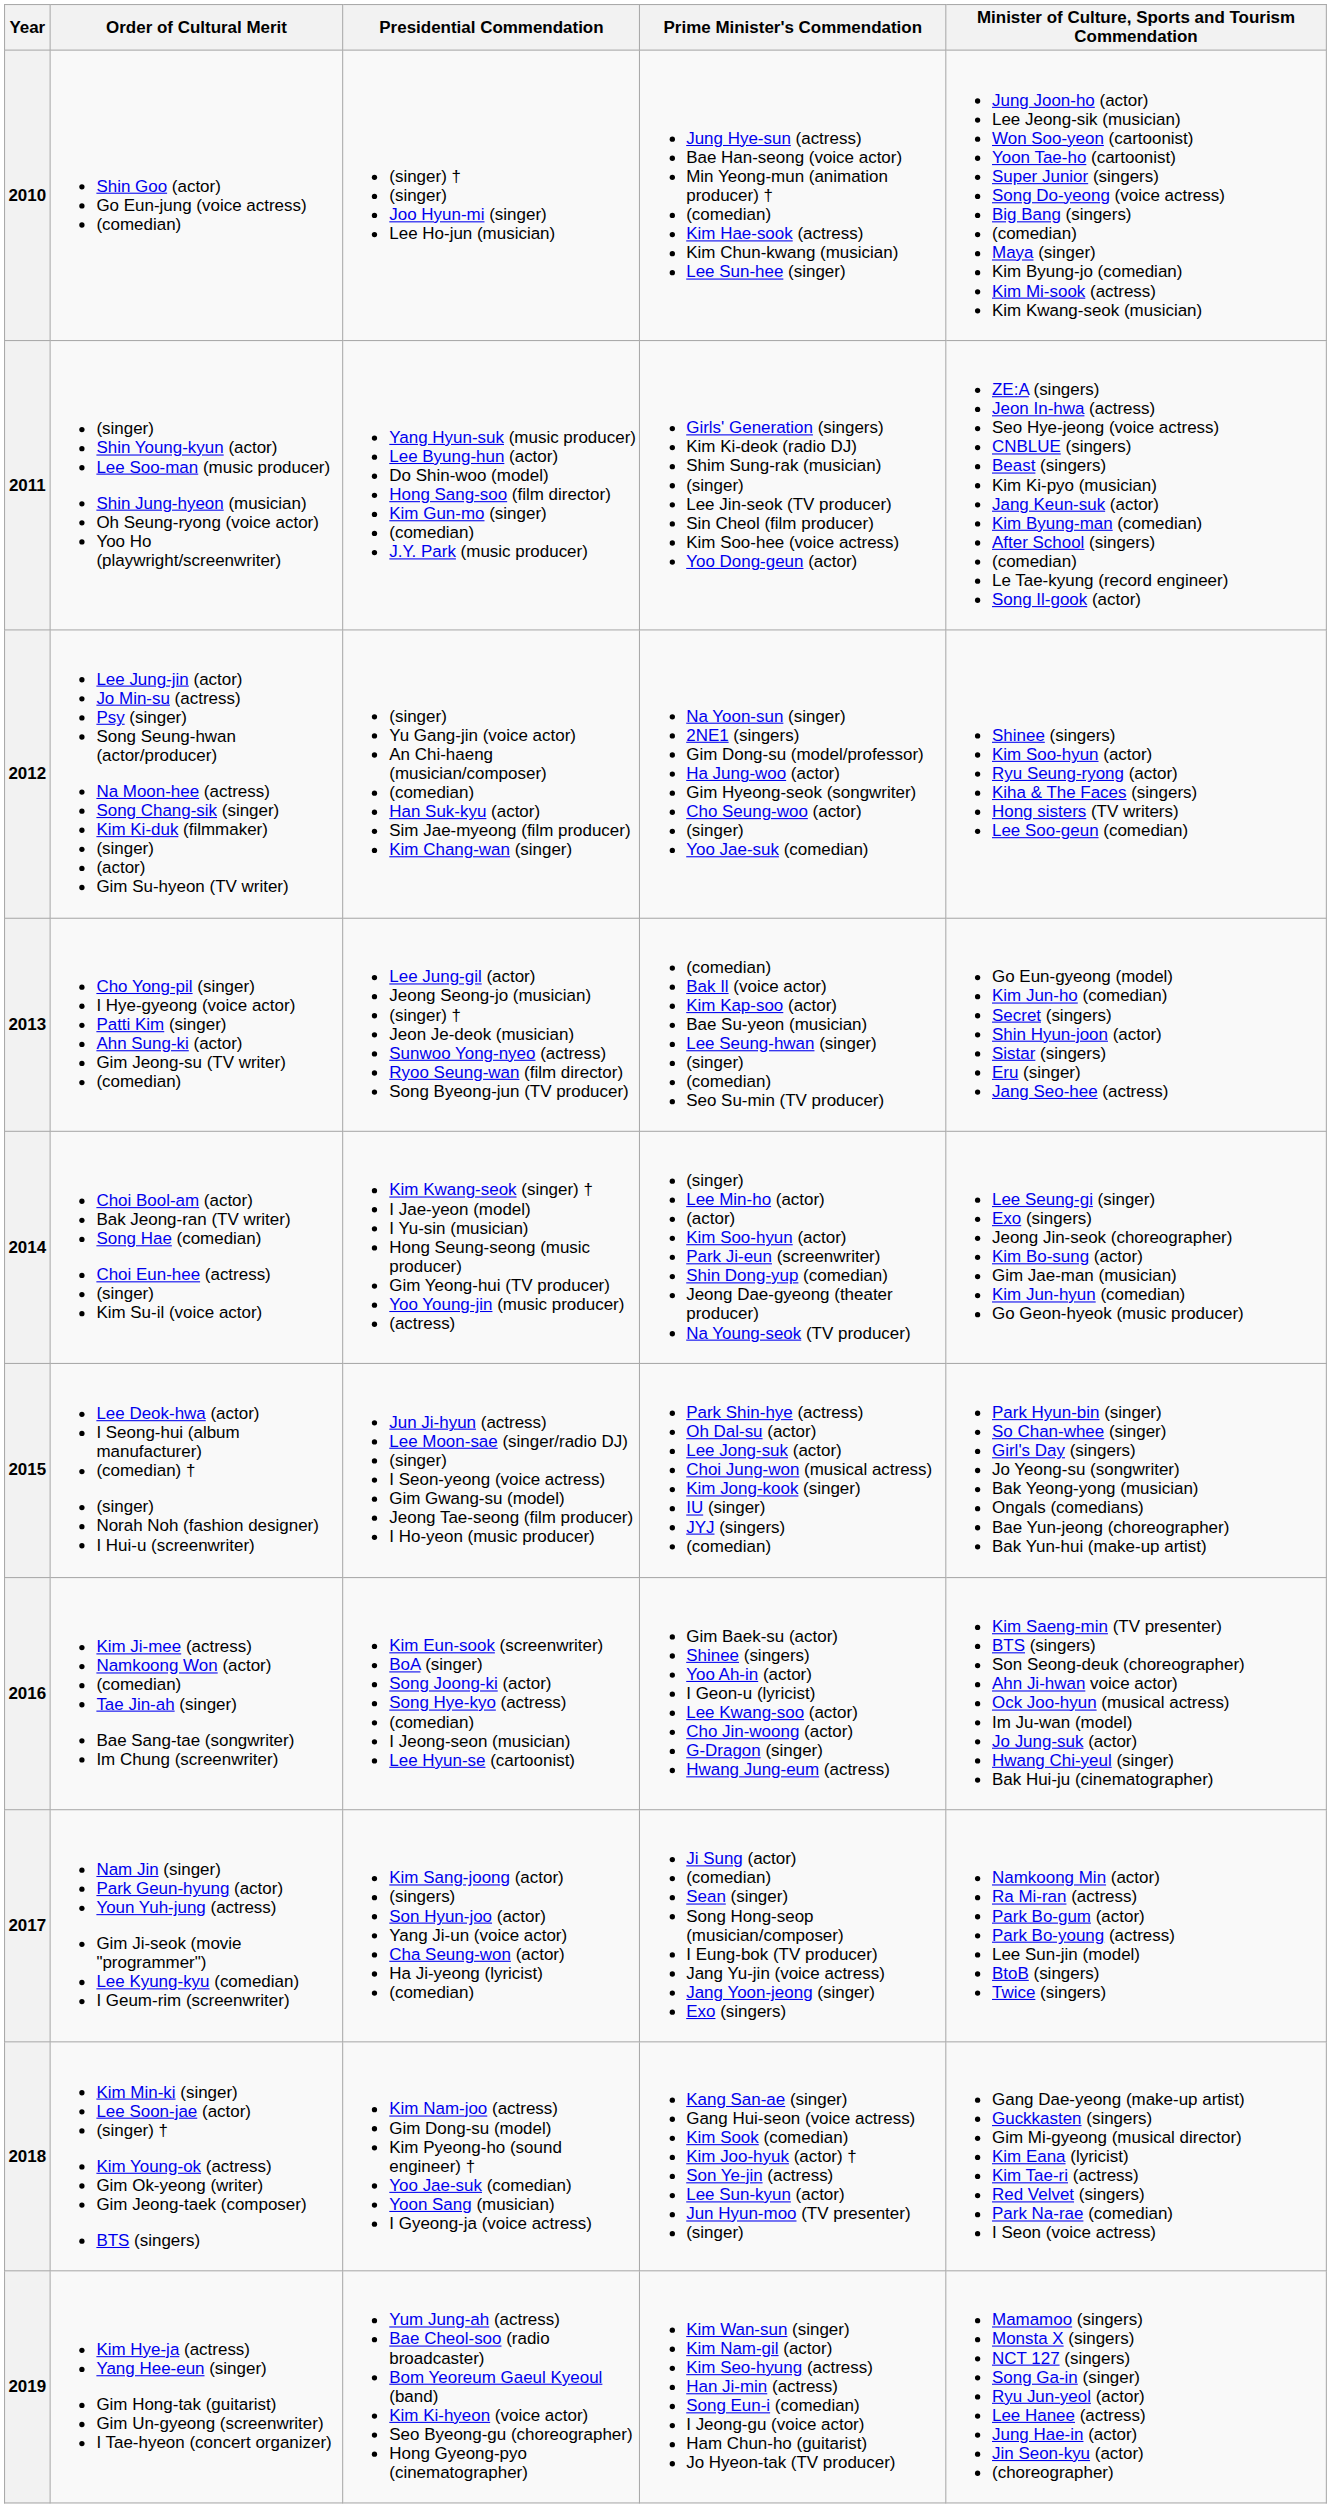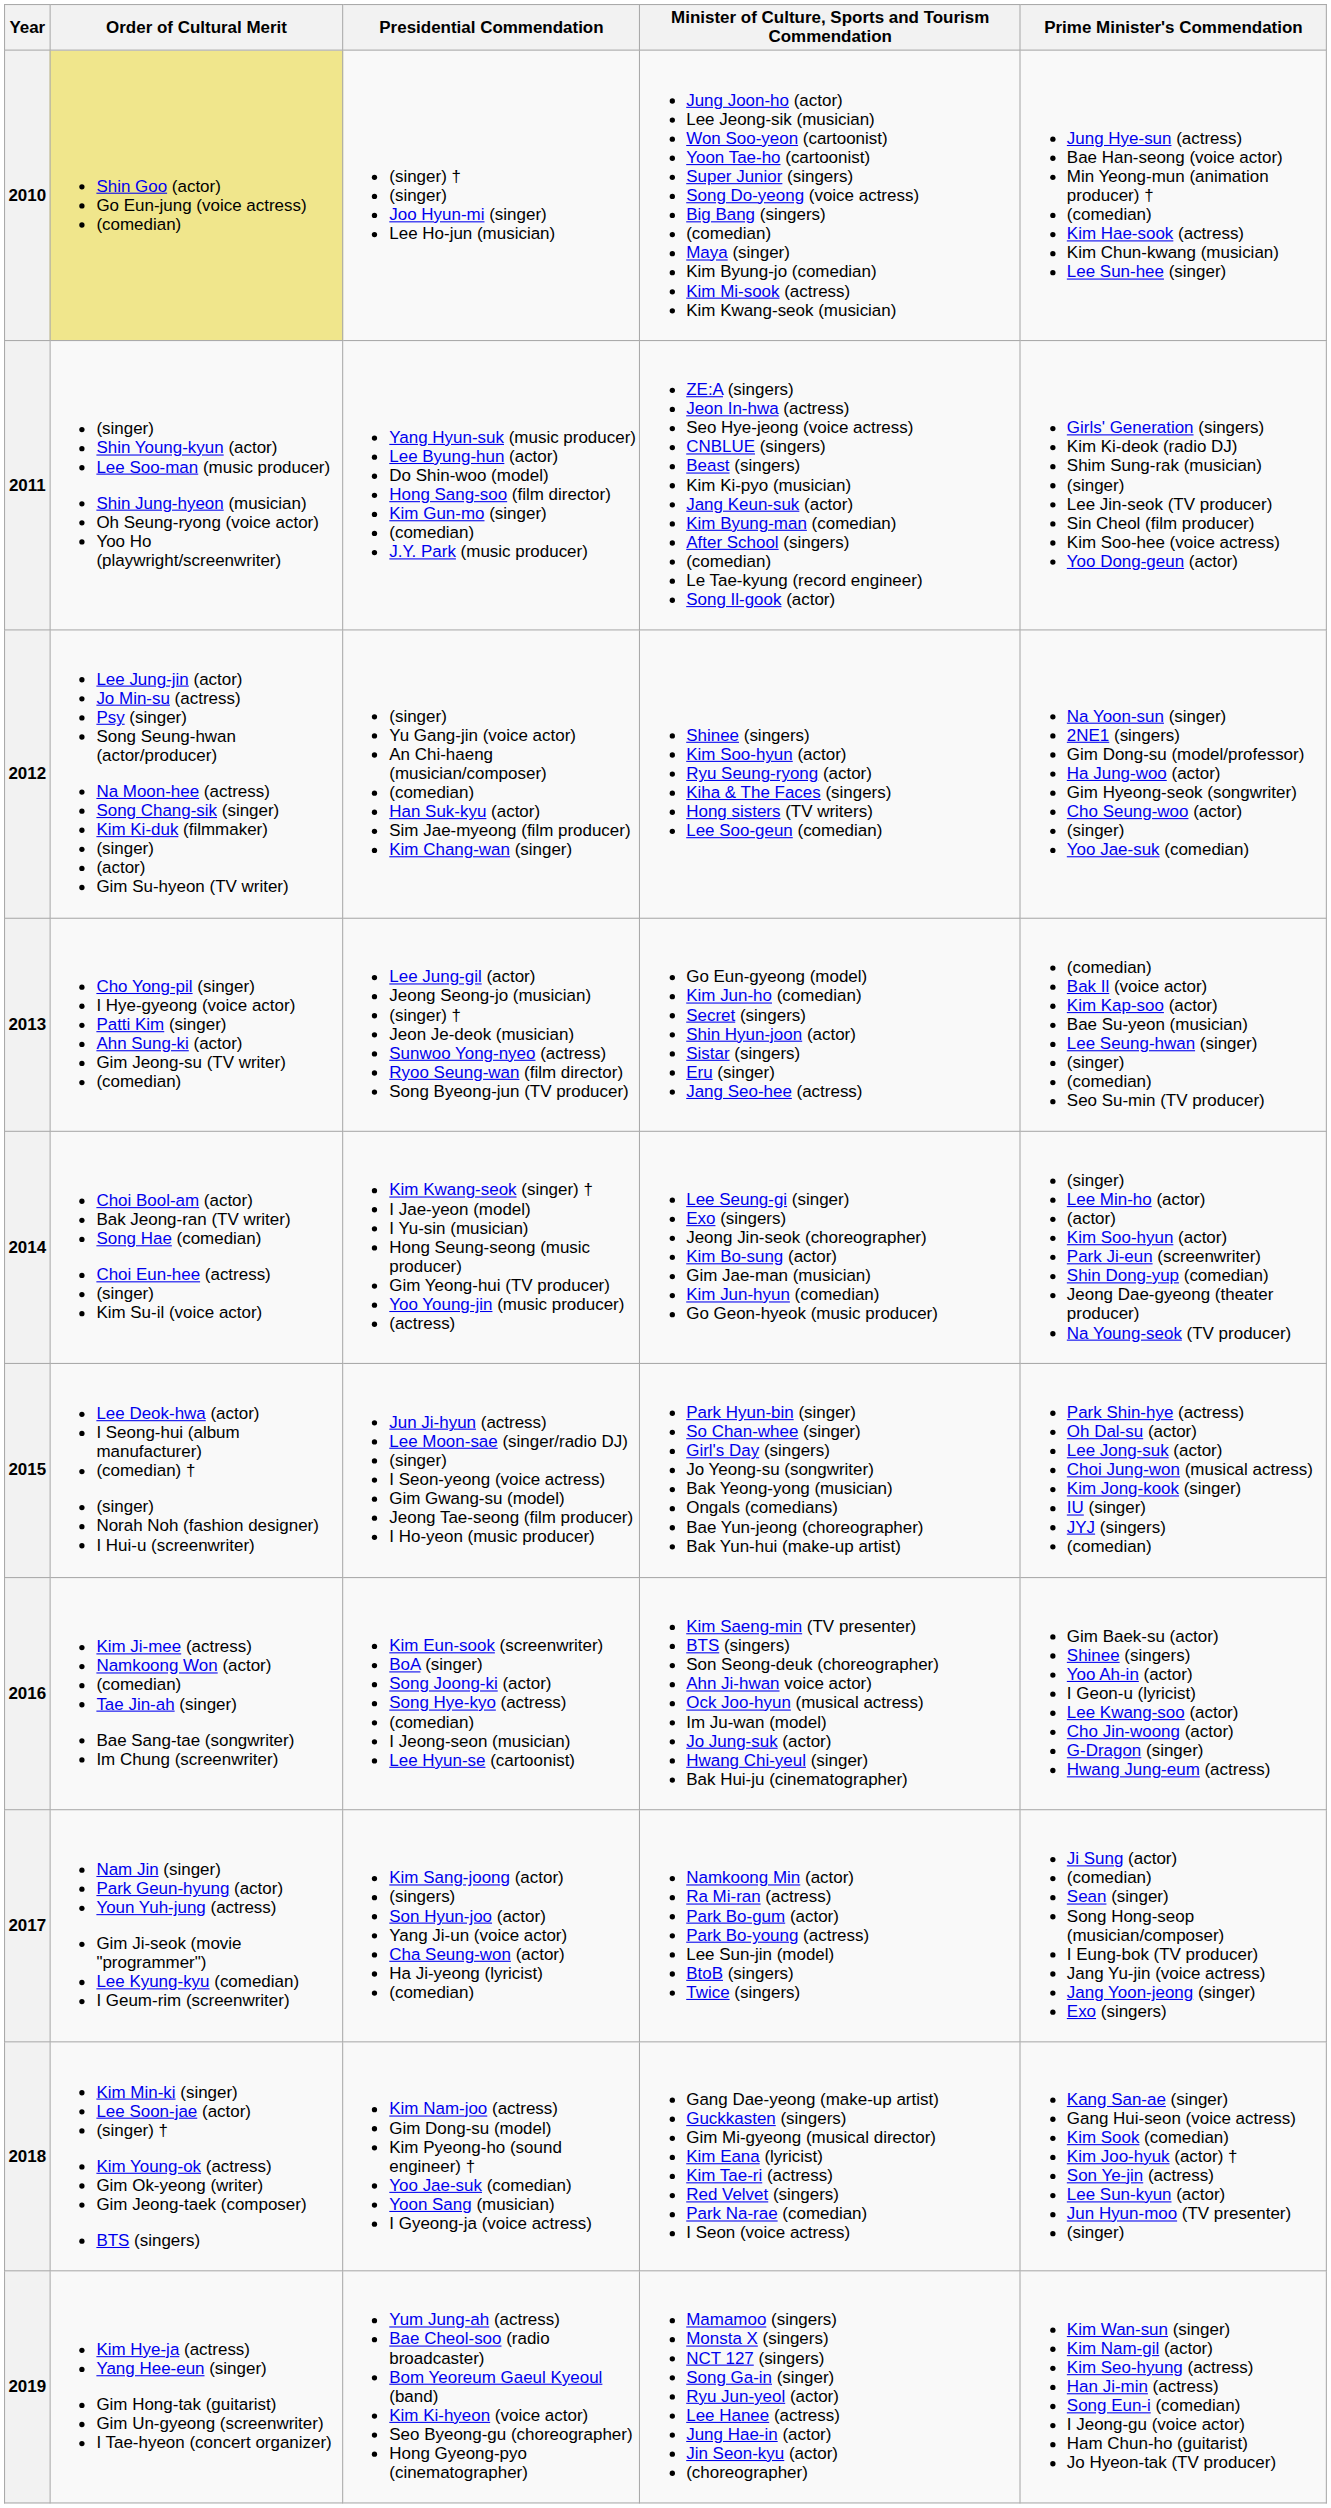columns swapped: (793, 27) <-> (1136, 27)
(197, 205) no background -> (197, 205) khaki background
